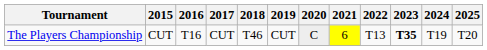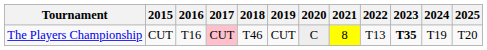(222, 35) no background -> (222, 35) pink background
(345, 35) 6 -> (345, 35) 8
